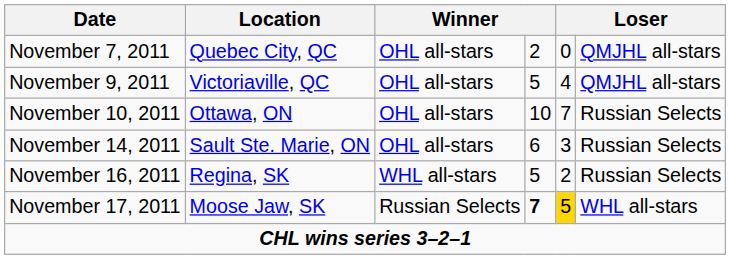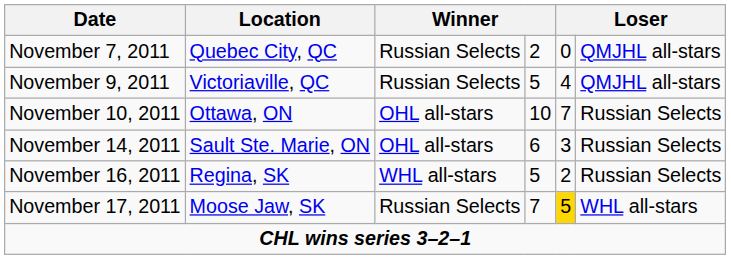(436, 51) OHL all-stars -> (450, 51) Russian Selects
(436, 82) OHL all-stars -> (450, 82) Russian Selects
(535, 207) bold -> (535, 207) normal
